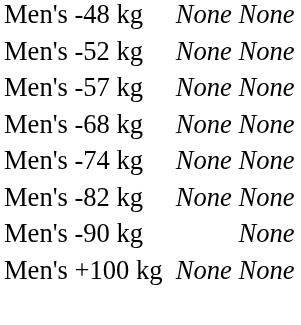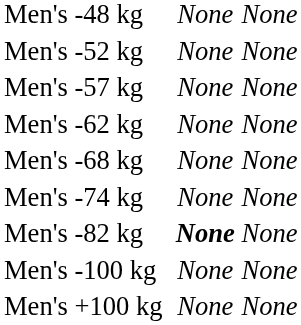+ row: (74, 124)
(204, 197) normal -> (205, 233) bold
- row: (74, 233)
+ row: (80, 270)
